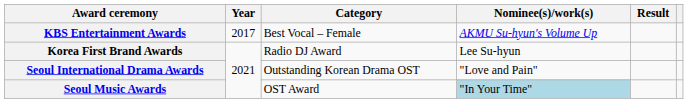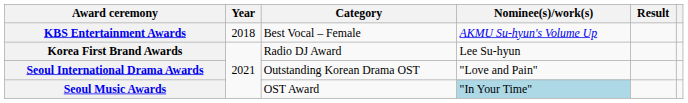(243, 32) 2017 -> (243, 32) 2018
